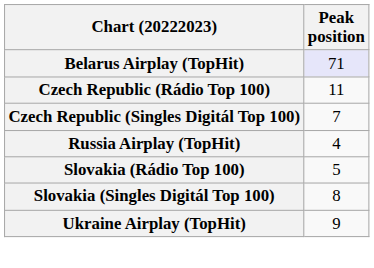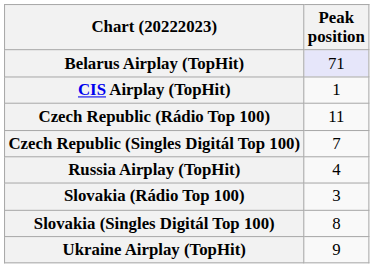+ row: (154, 90)
(336, 169) 5 -> (336, 196) 3
